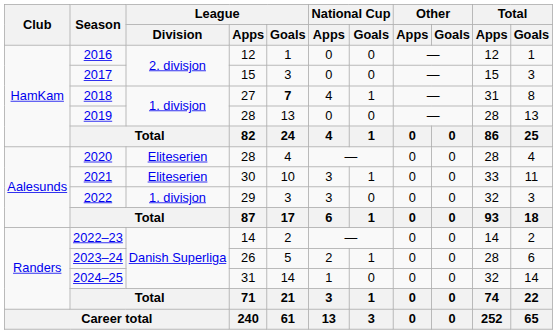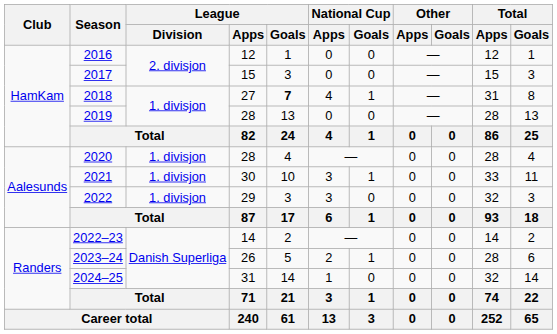(178, 156) Eliteserien -> (178, 156) 1. divisjon
(178, 177) Eliteserien -> (178, 177) 1. divisjon
